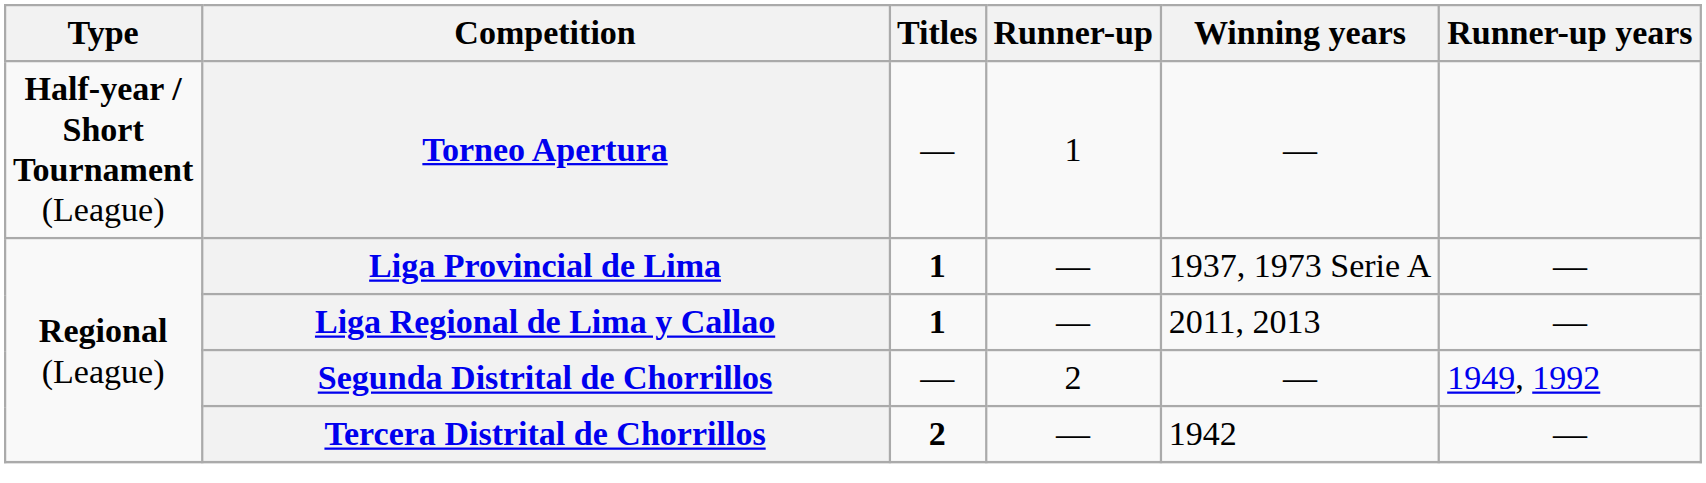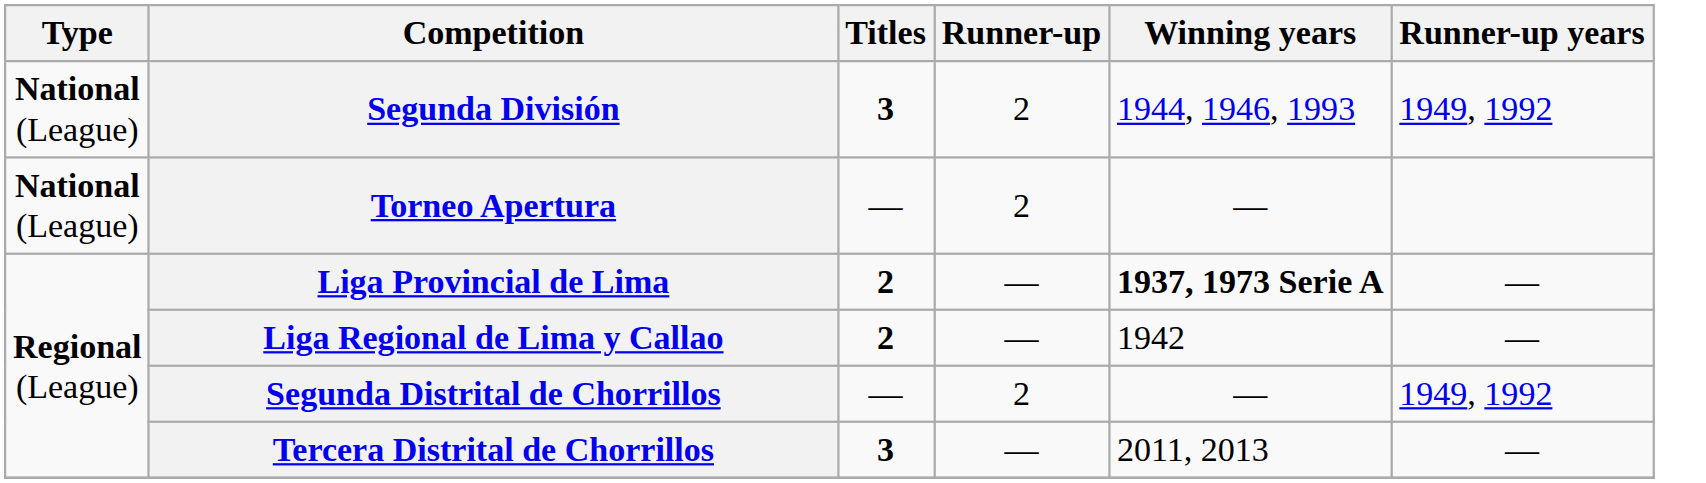+ row: (493, 109)
(103, 149) Half-year / Short Tournament (League) -> (77, 205) National (League)
(1073, 149) 1 -> (1021, 205) 2
(937, 265) 1 -> (886, 281) 2
(1300, 265) normal -> (1250, 281) bold
(937, 322) 1 -> (886, 337) 2
(1245, 322) 2011, 2013 -> (1151, 337) 1942
(937, 434) 2 -> (886, 450) 3
(1203, 434) 1942 -> (1193, 450) 2011, 2013
